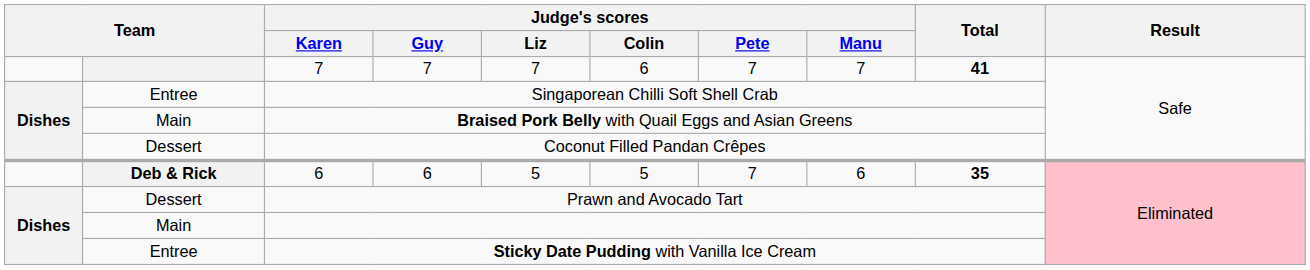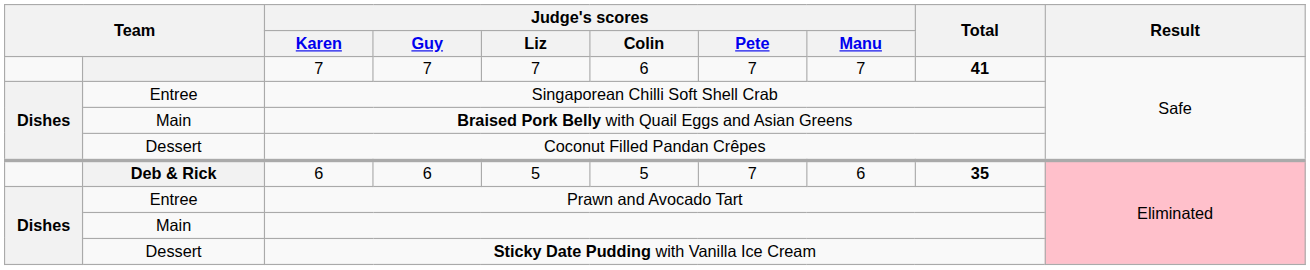(174, 200) Dessert -> (174, 200) Entree
(174, 251) Entree -> (174, 251) Dessert
